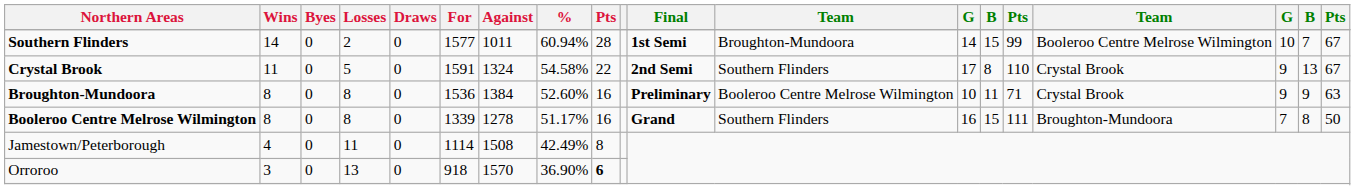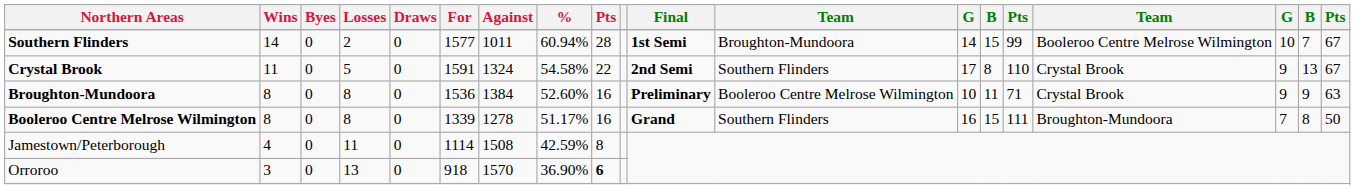(564, 144) 42.49% -> (564, 144) 42.59%
